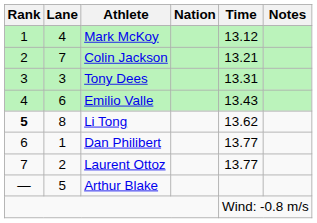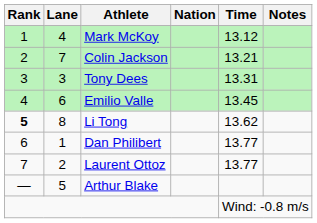(241, 100) 13.43 -> (241, 100) 13.45
